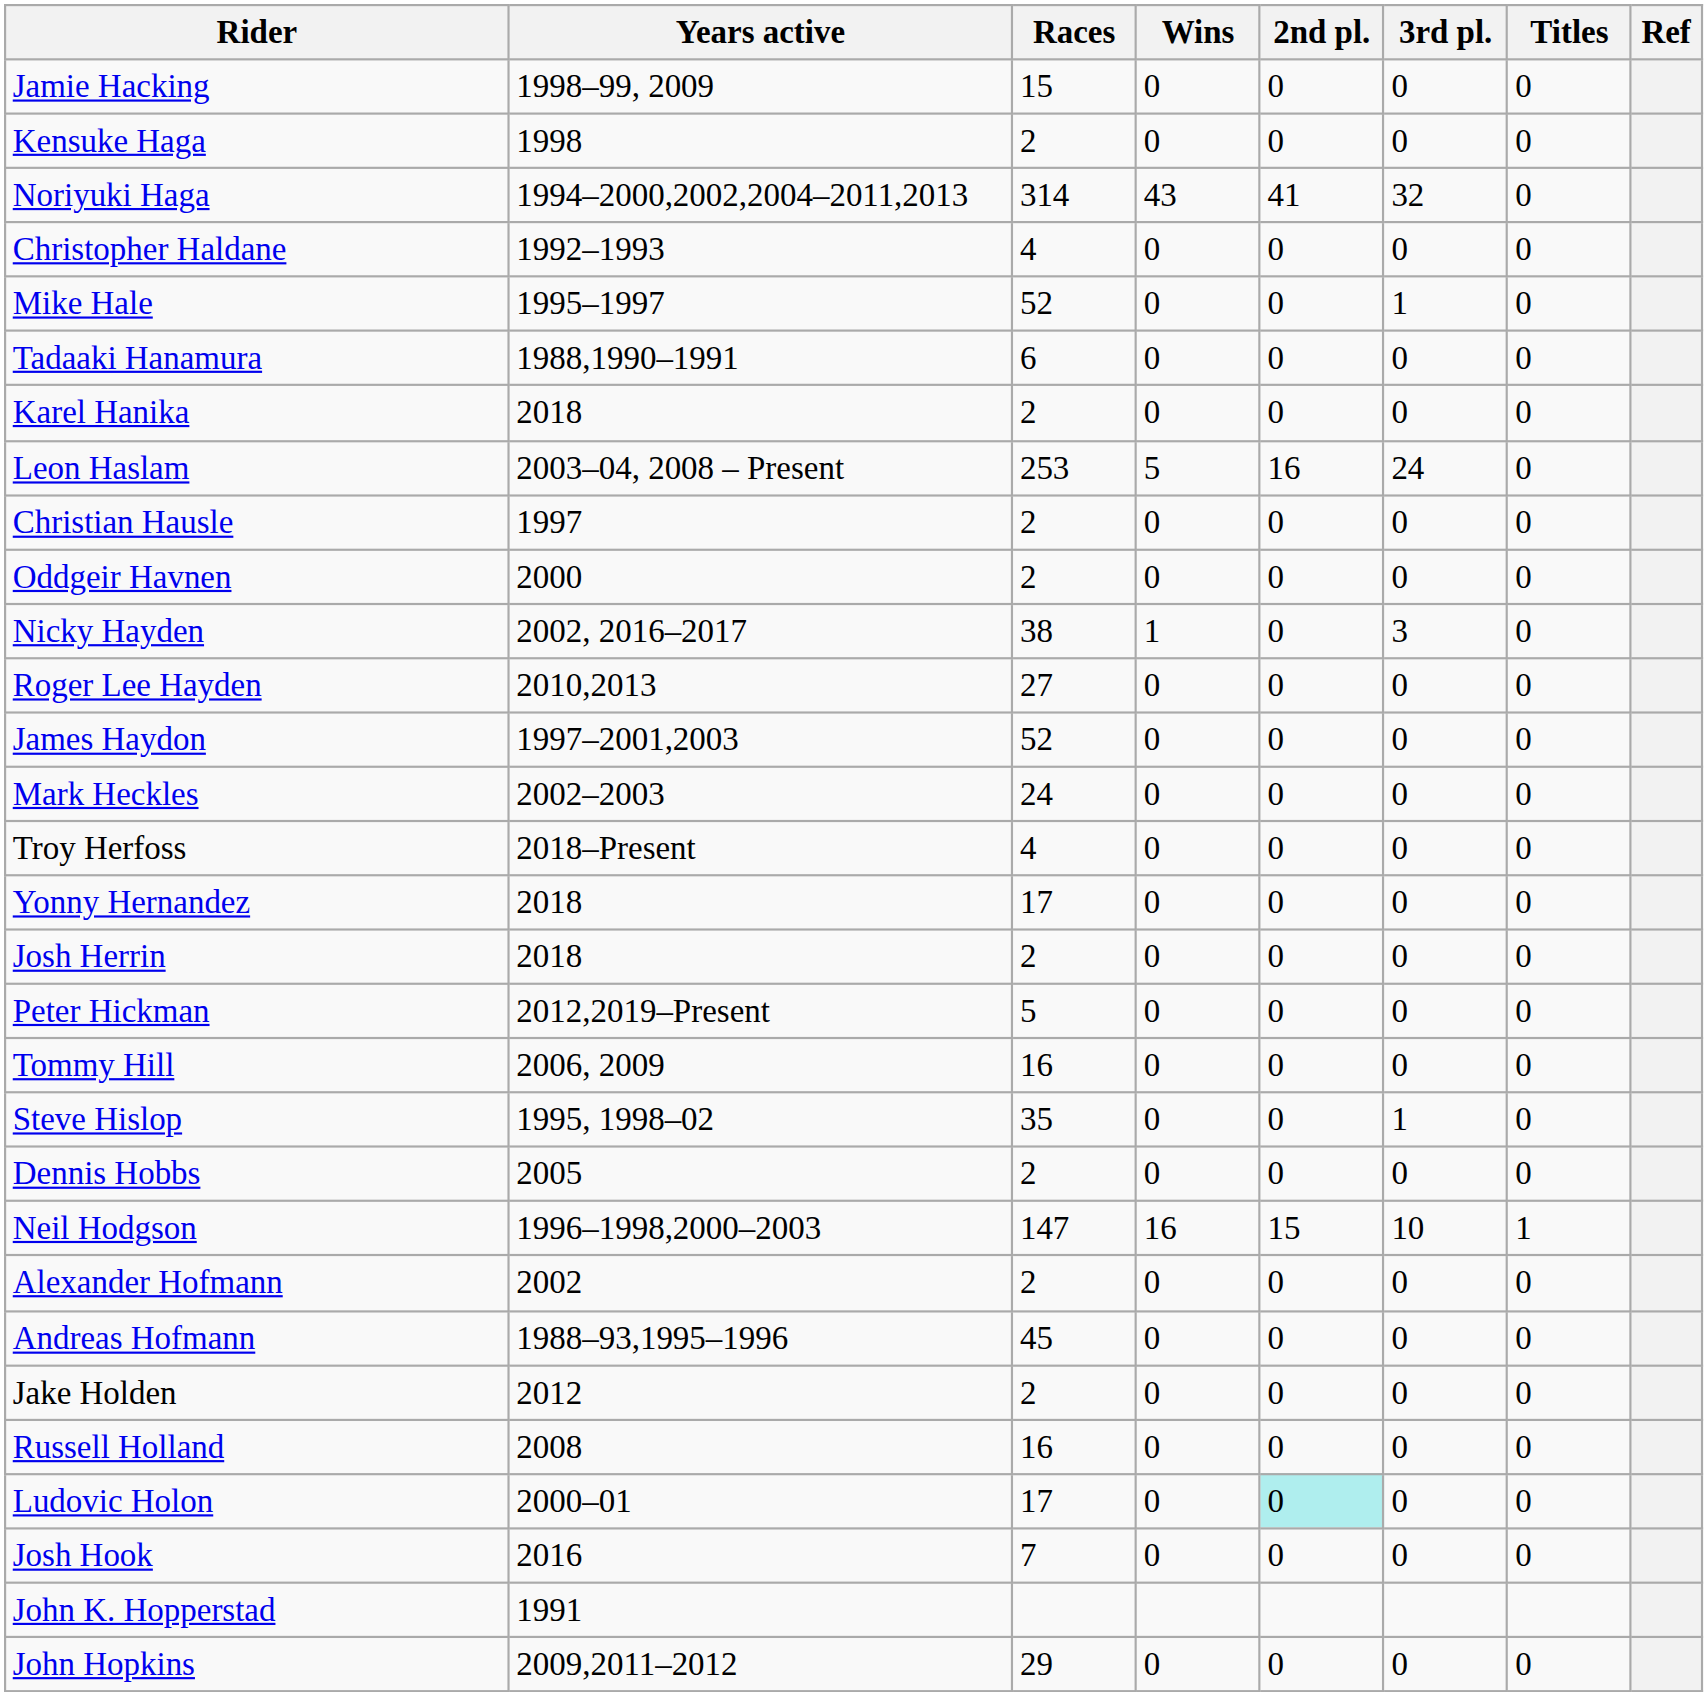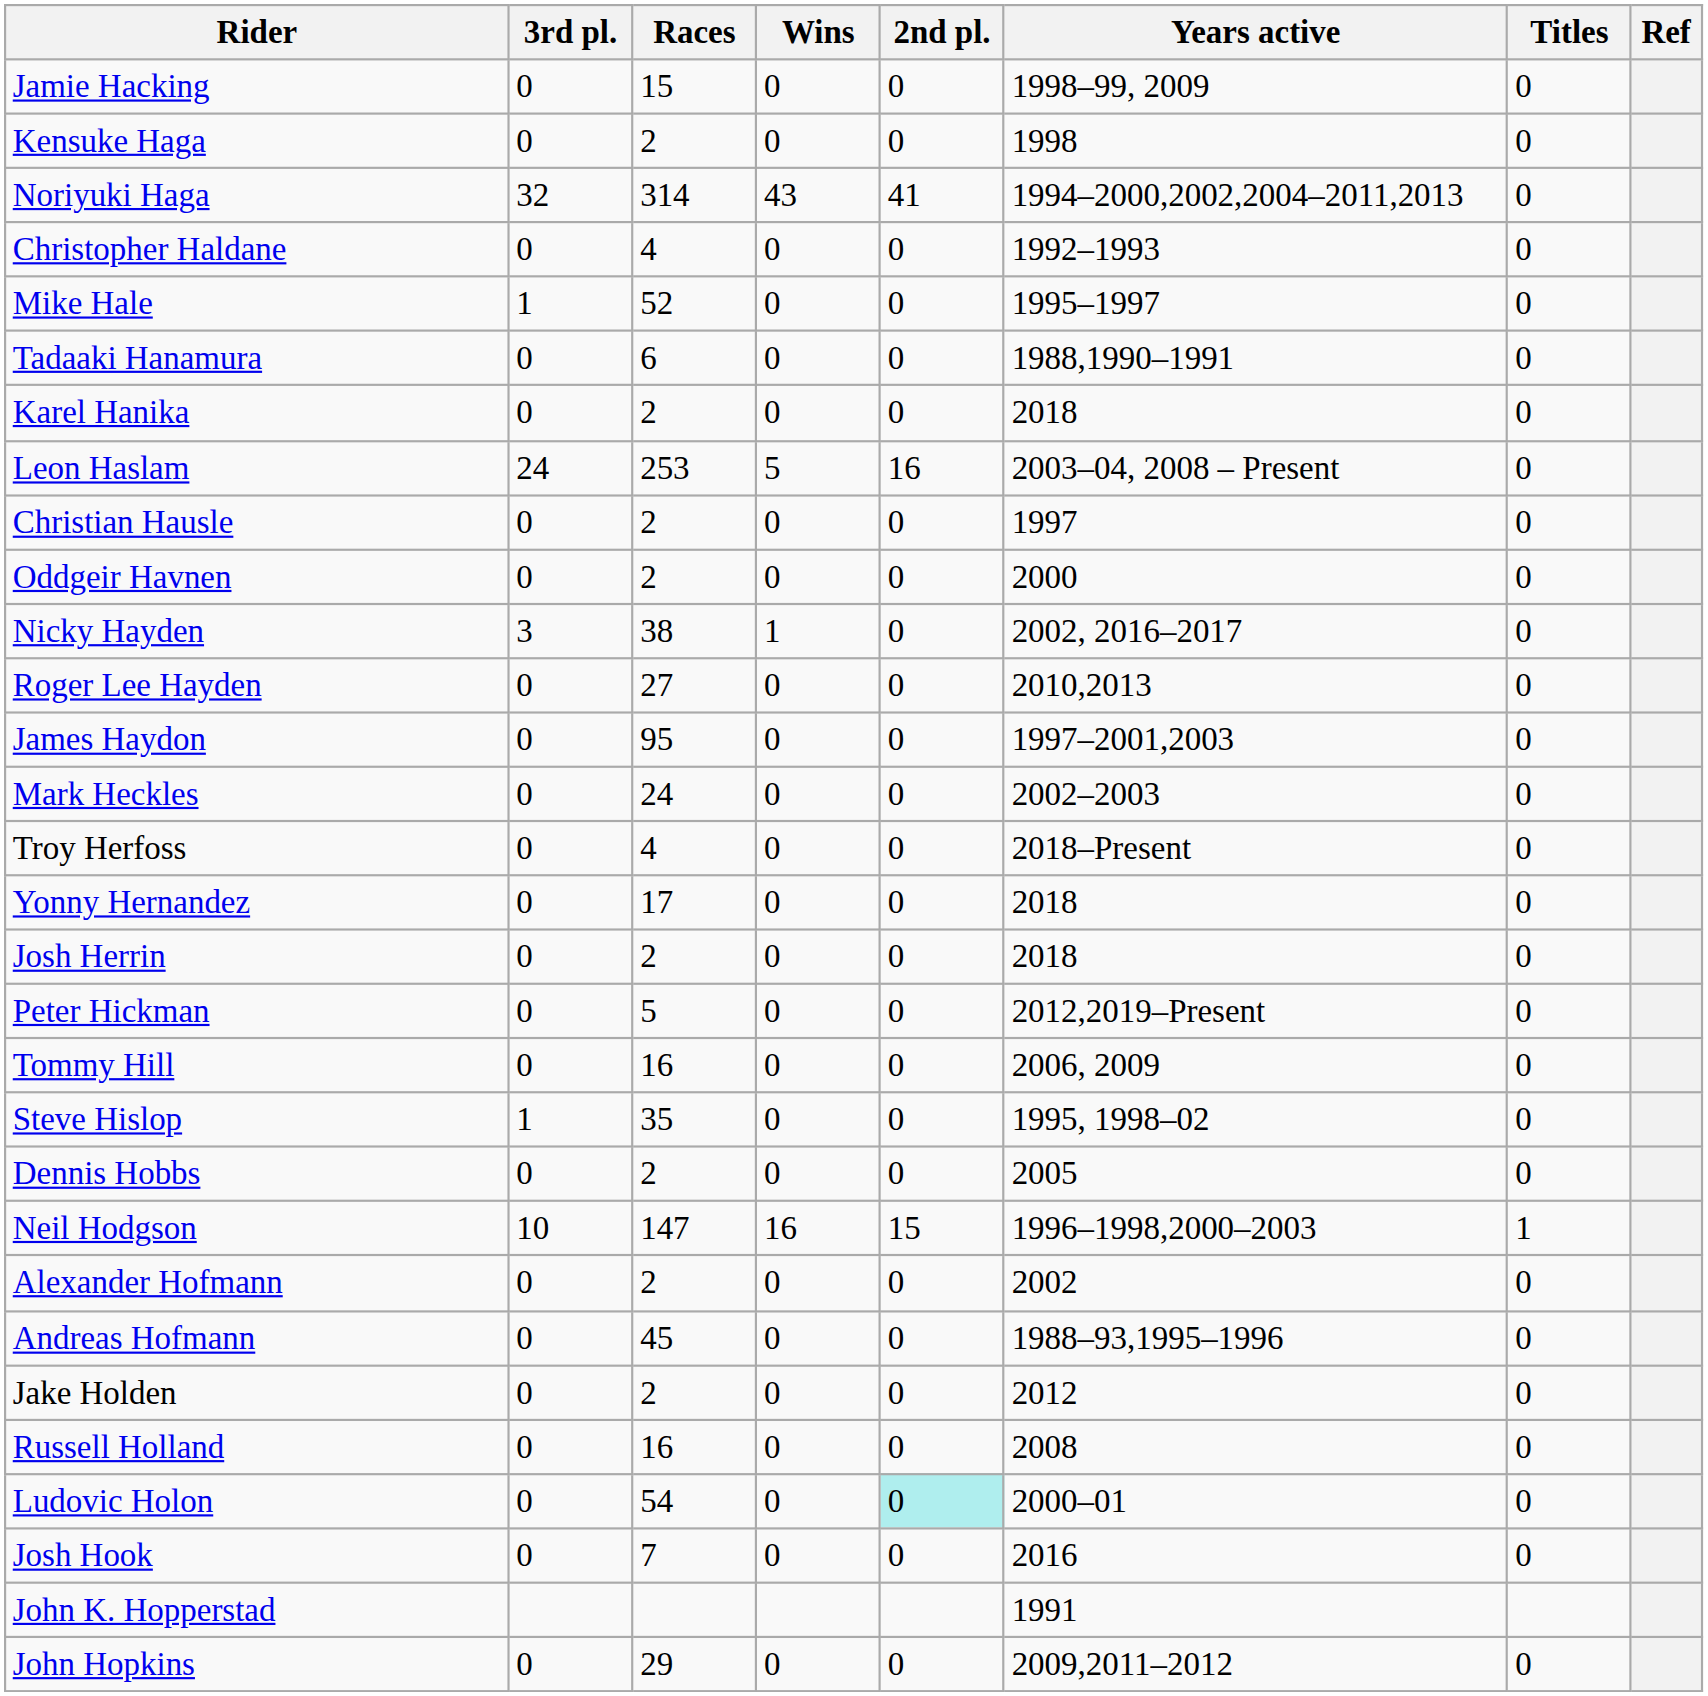columns swapped: (760, 31) <-> (1446, 31)
(1036, 738) 52 -> (657, 738) 95
(1036, 1500) 17 -> (657, 1500) 54
